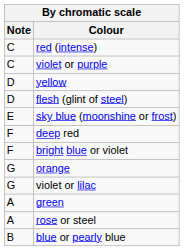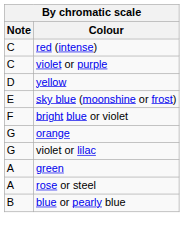- row: (82, 99)
- row: (58, 133)
